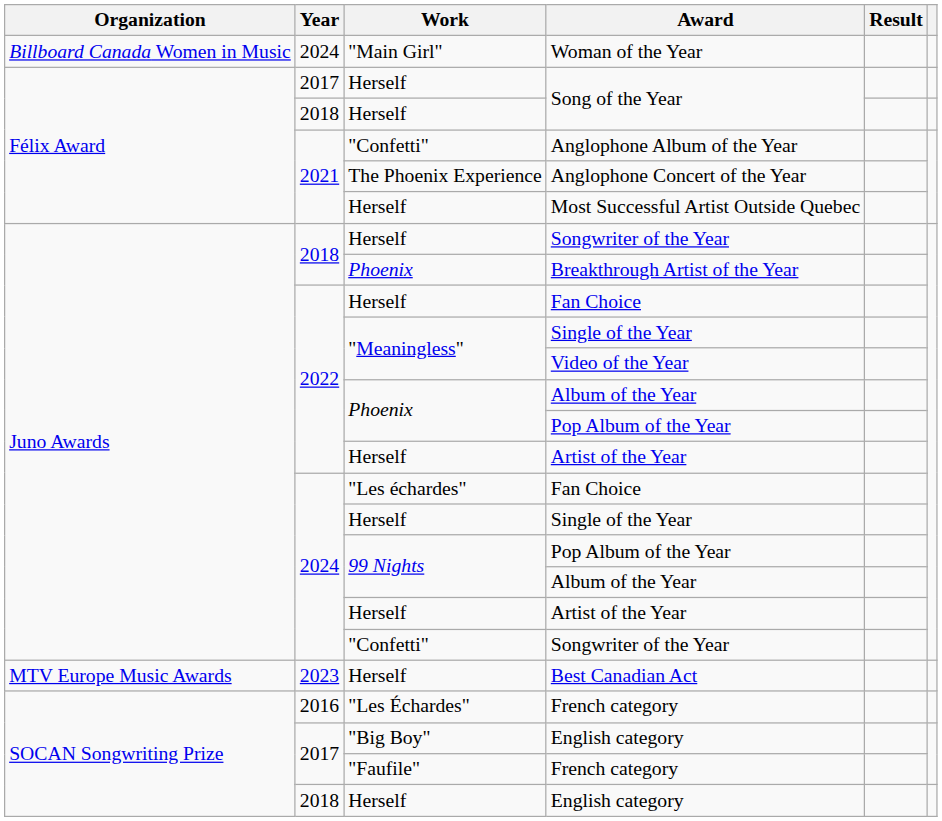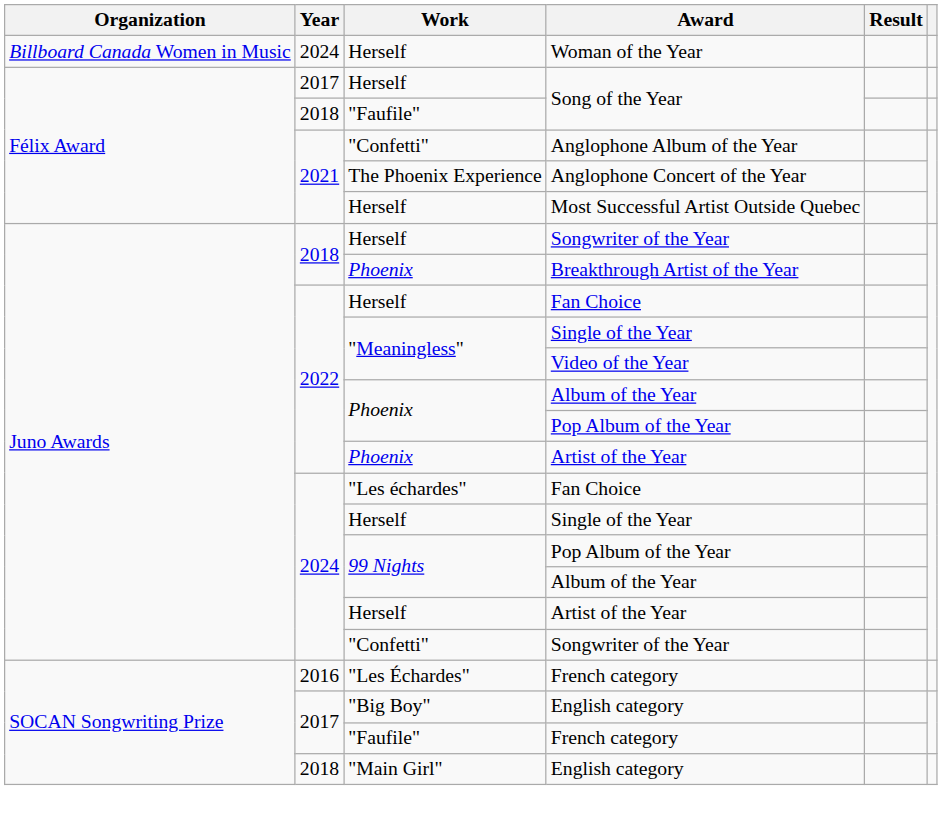(395, 51) "Main Girl" -> (377, 51) Herself
(377, 113) Herself -> (384, 113) "Faufile"
(377, 457) Herself -> (381, 457) Phoenix
- row: (320, 675)
(377, 800) Herself -> (395, 769) "Main Girl"
